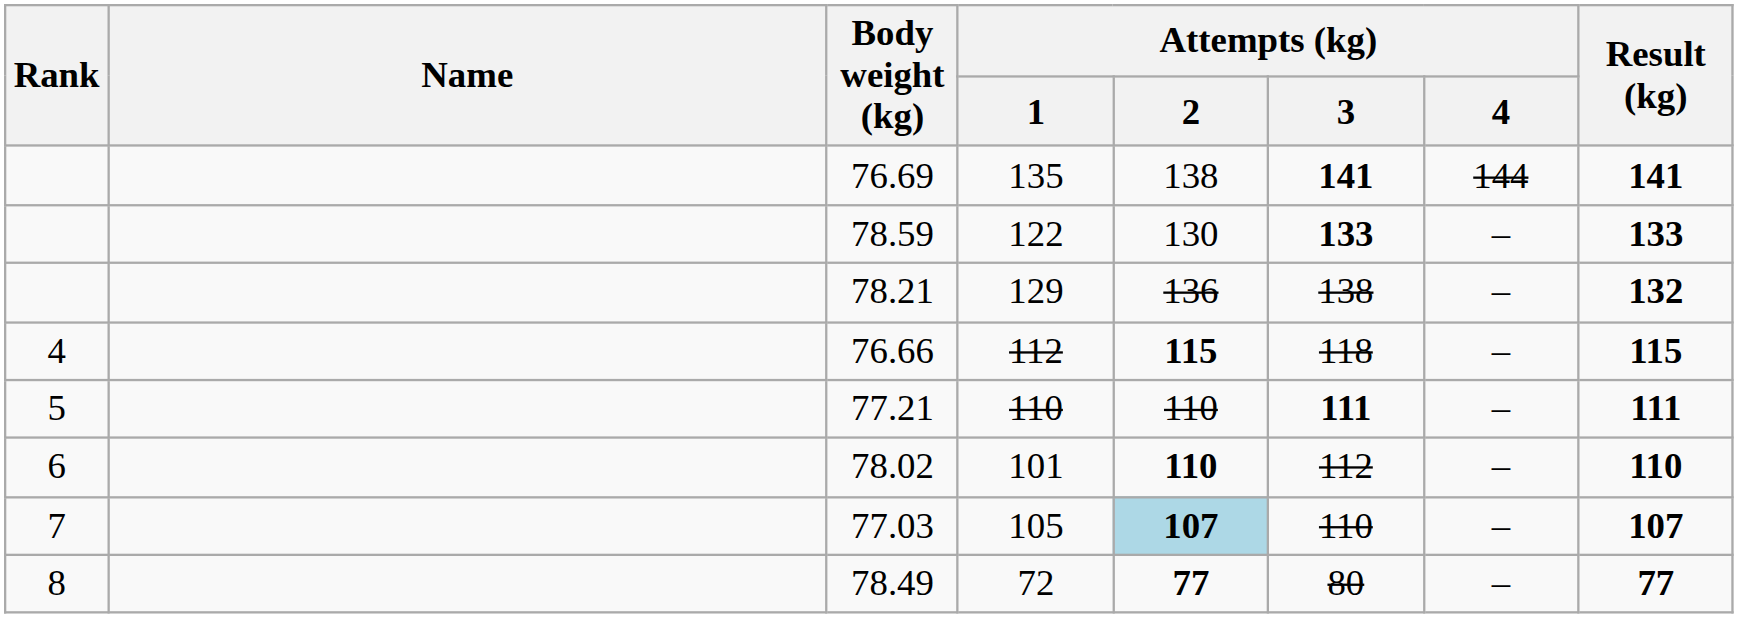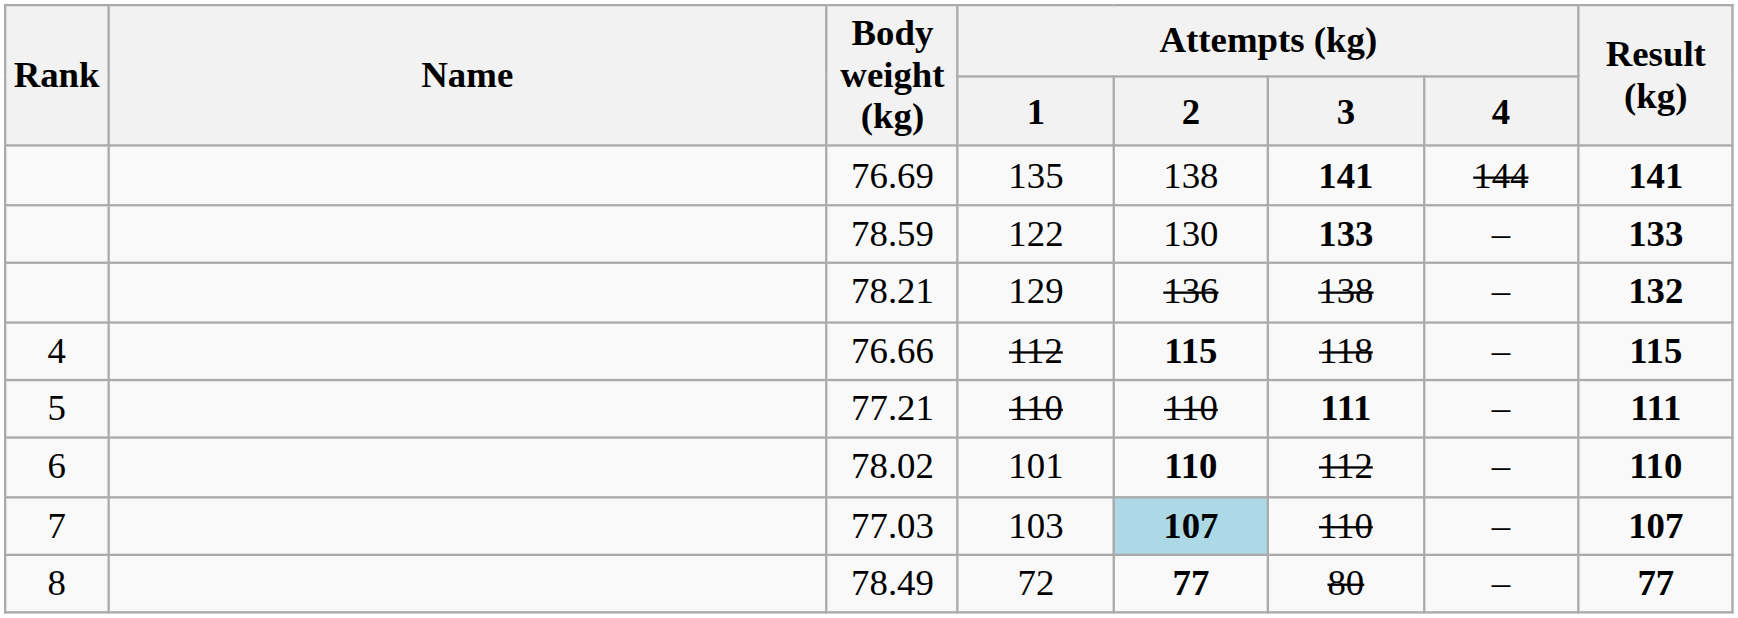(1036, 525) 105 -> (1036, 525) 103
